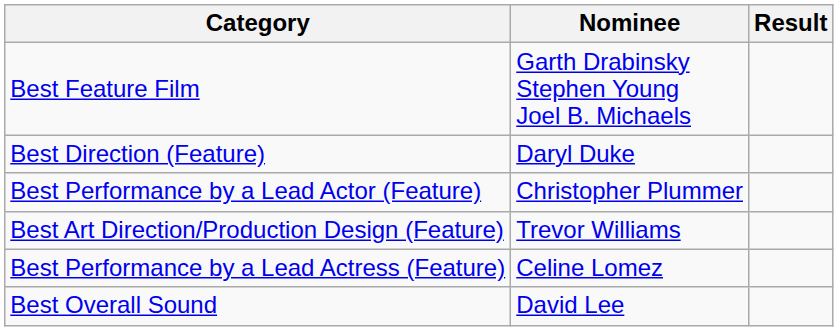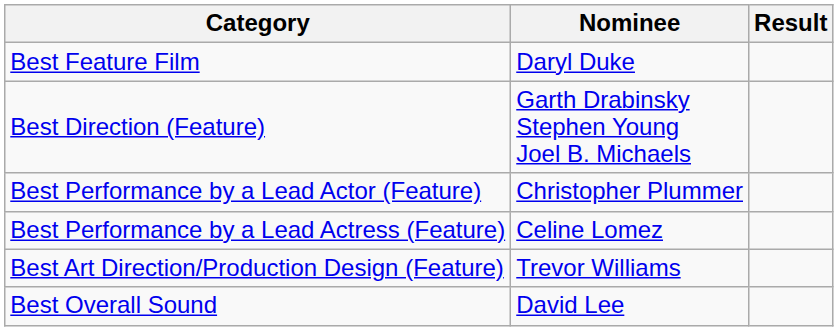(604, 88) Garth Drabinsky Stephen Young Joel B. Michaels -> (576, 61) Daryl Duke
(576, 153) Daryl Duke -> (604, 126) Garth Drabinsky Stephen Young Joel B. Michaels
rows swapped: (258, 267) <-> (257, 229)
